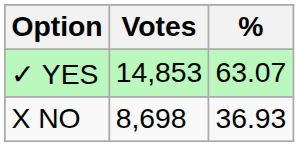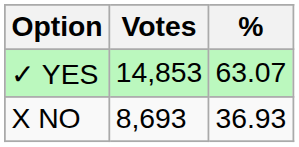(151, 118) 8,698 -> (151, 118) 8,693
